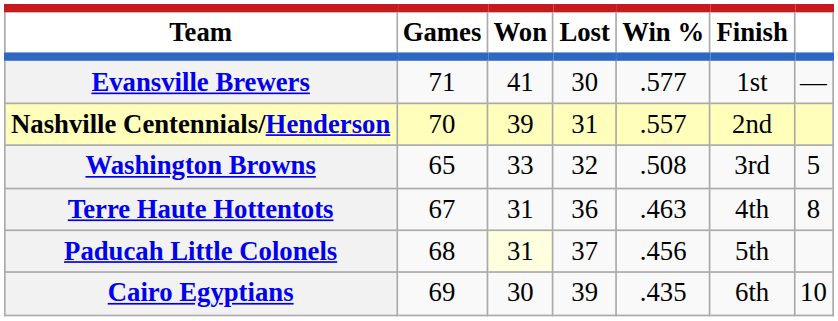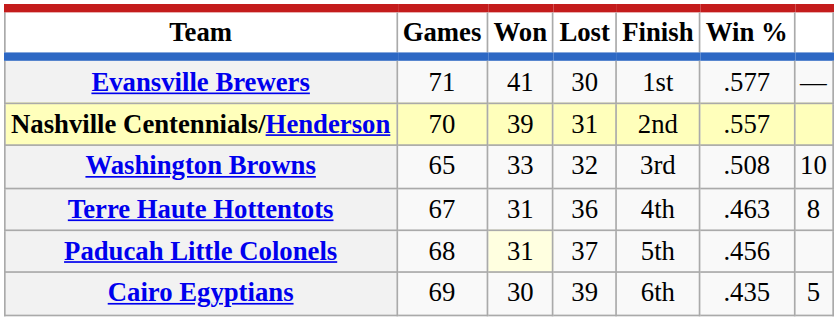columns swapped: (663, 32) <-> (752, 32)
(813, 166) 5 -> (813, 166) 10
(813, 293) 10 -> (813, 293) 5
